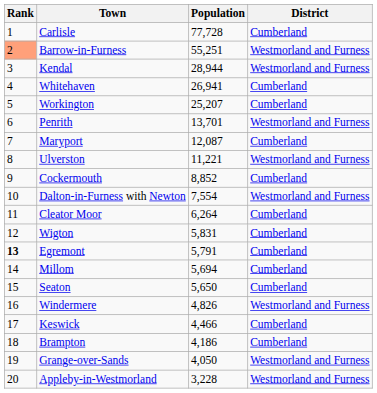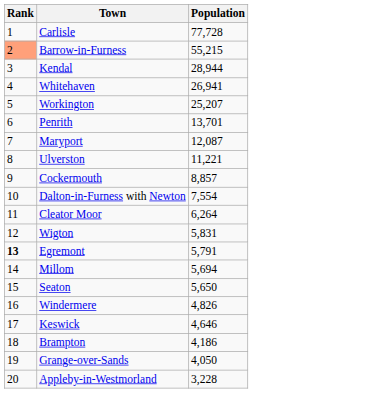- column: (310, 13)
(207, 50) 55,251 -> (207, 50) 55,215
(204, 178) 8,852 -> (204, 178) 8,857
(204, 324) 4,466 -> (204, 324) 4,646
